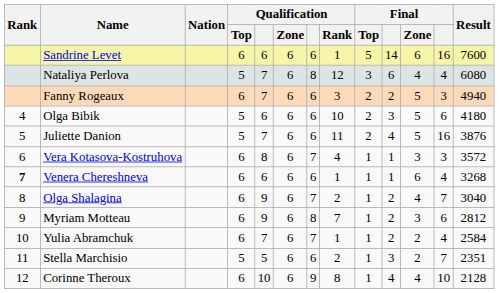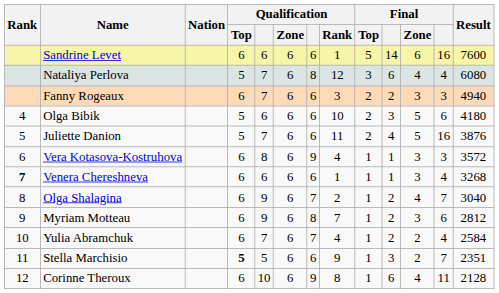(417, 95) 5 -> (417, 95) 3
(313, 156) 7 -> (313, 156) 9
(417, 177) 6 -> (417, 177) 3
(337, 237) 1 -> (337, 237) 4
(241, 258) normal -> (241, 258) bold
(337, 258) 2 -> (337, 258) 9
(391, 278) 4 -> (391, 278) 6
(444, 278) 10 -> (444, 278) 11
